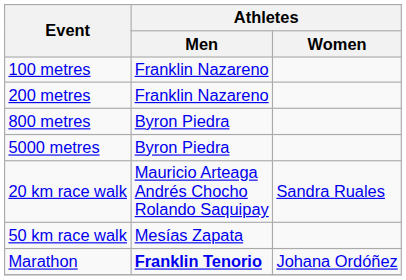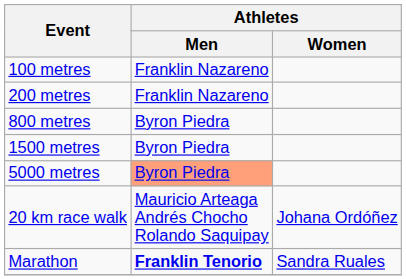+ row: (54, 148)
(182, 148) no background -> (182, 174) lightsalmon background
(331, 192) Sandra Ruales -> (337, 218) Johana Ordóñez
- row: (68, 236)
(337, 262) Johana Ordóñez -> (331, 262) Sandra Ruales
